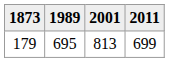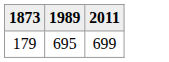- column: (105, 17)
